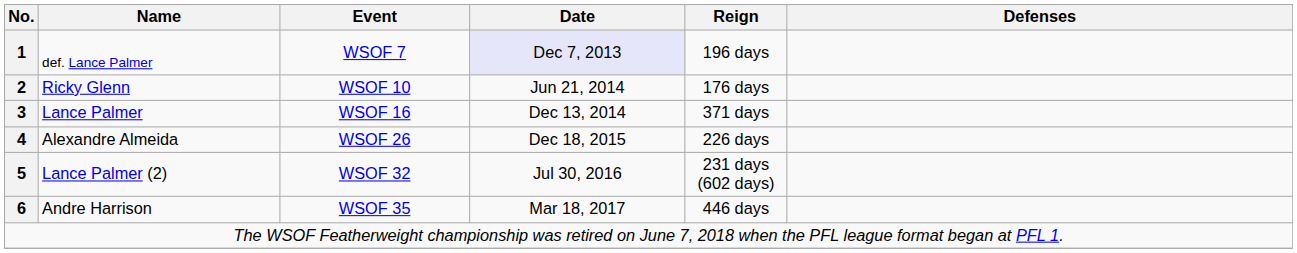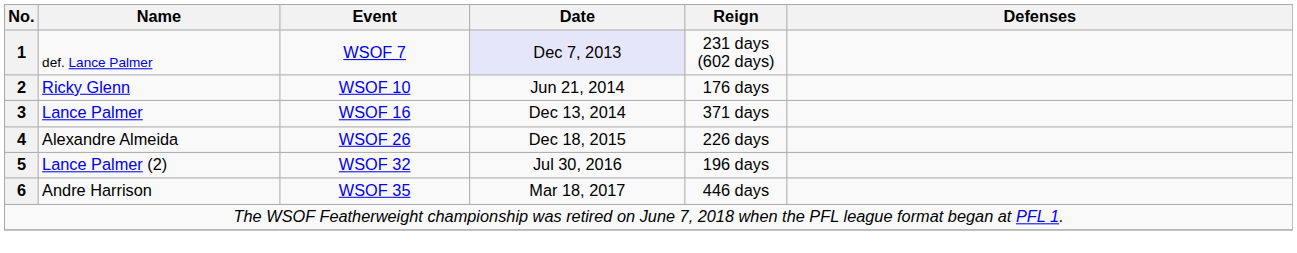(736, 52) 196 days -> (736, 52) 231 days (602 days)
(736, 174) 231 days (602 days) -> (736, 165) 196 days
